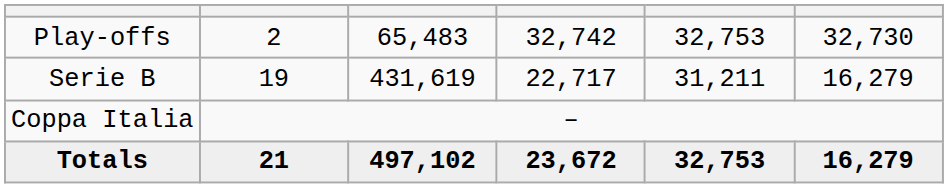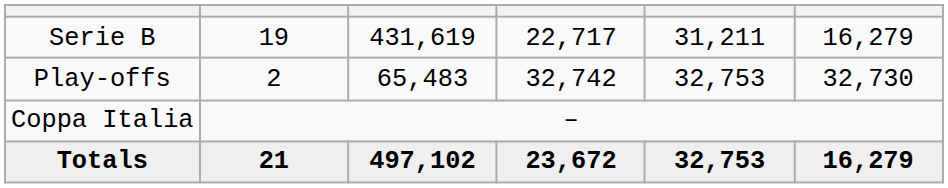rows swapped: (102, 79) <-> (102, 38)
